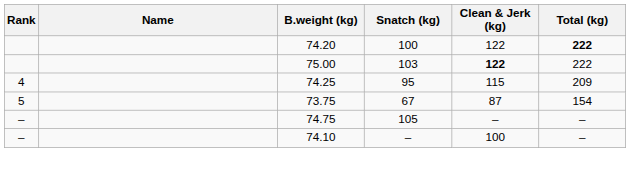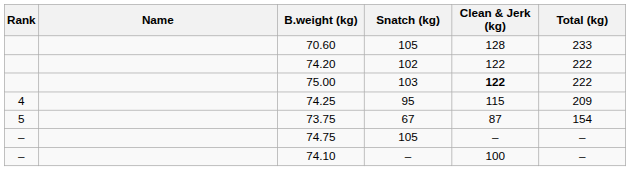+ row: (321, 45)
(408, 45) 100 -> (408, 63) 102
(582, 45) bold -> (582, 63) normal
